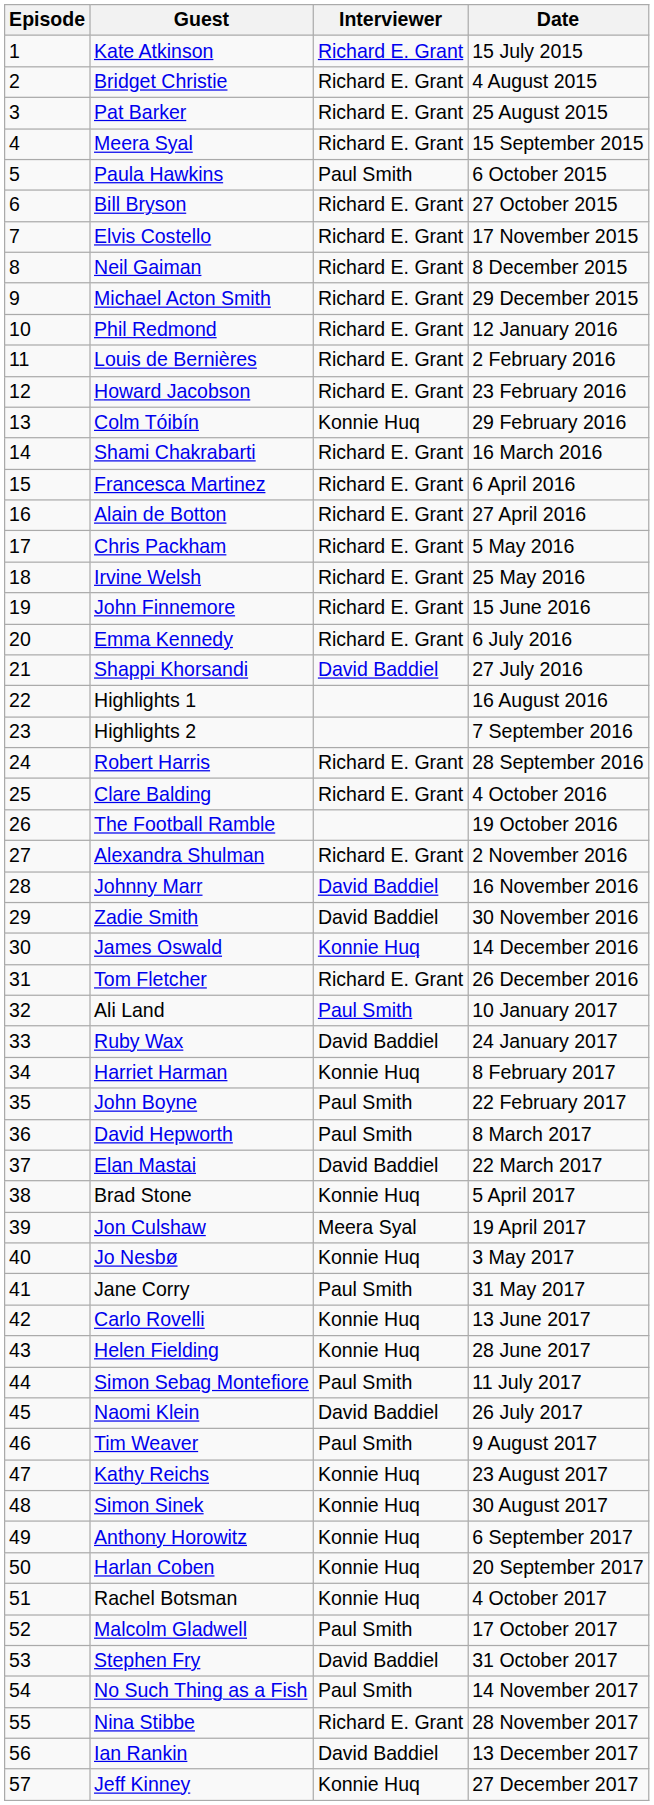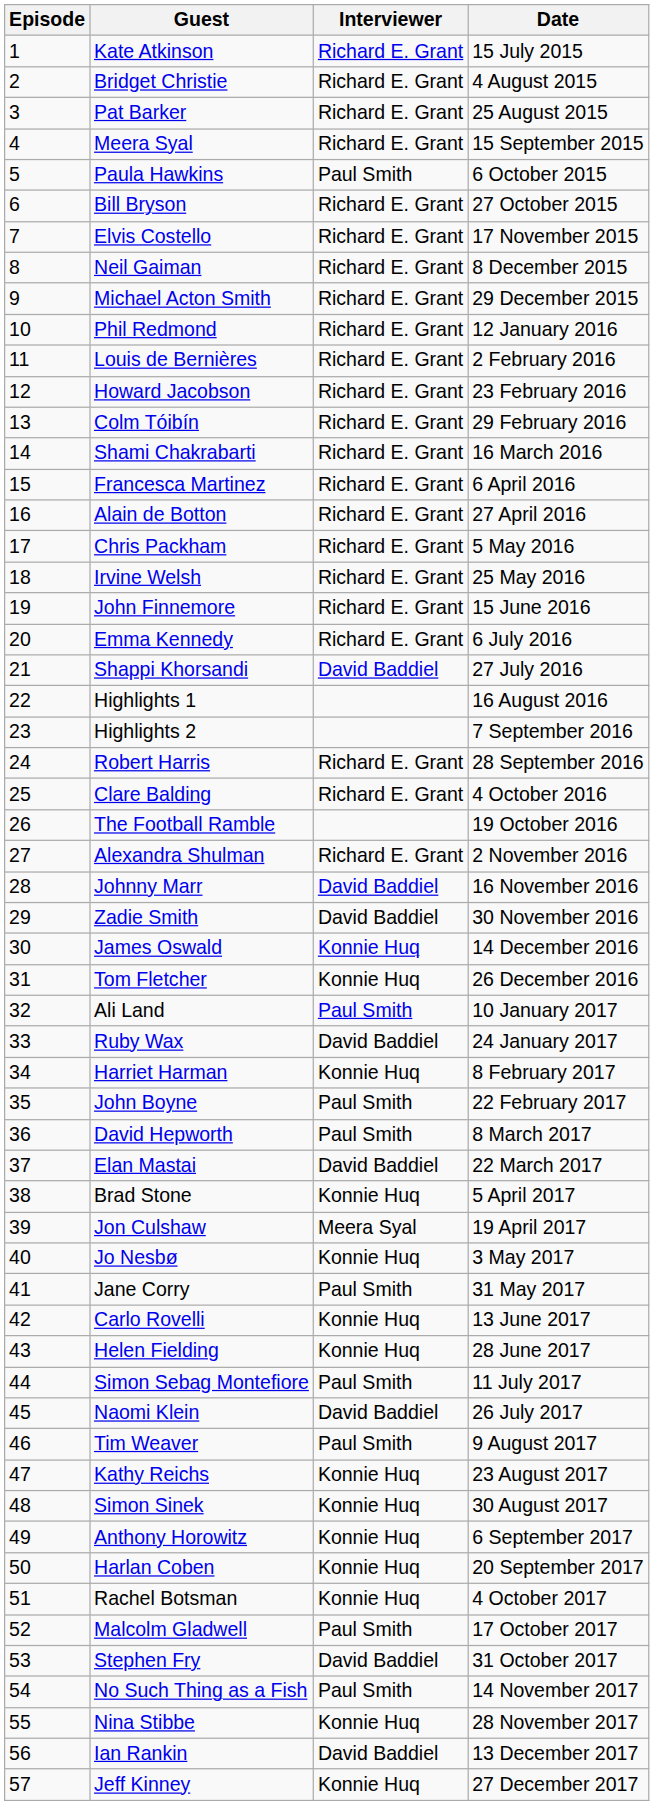(369, 422) Konnie Huq -> (391, 422) Richard E. Grant
(391, 979) Richard E. Grant -> (369, 979) Konnie Huq
(391, 1722) Richard E. Grant -> (369, 1722) Konnie Huq
